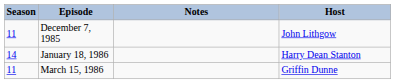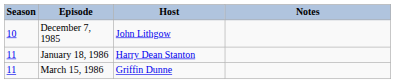columns swapped: (335, 12) <-> (196, 12)
(11, 33) 11 -> (12, 33) 10
(12, 54) 14 -> (11, 54) 11
